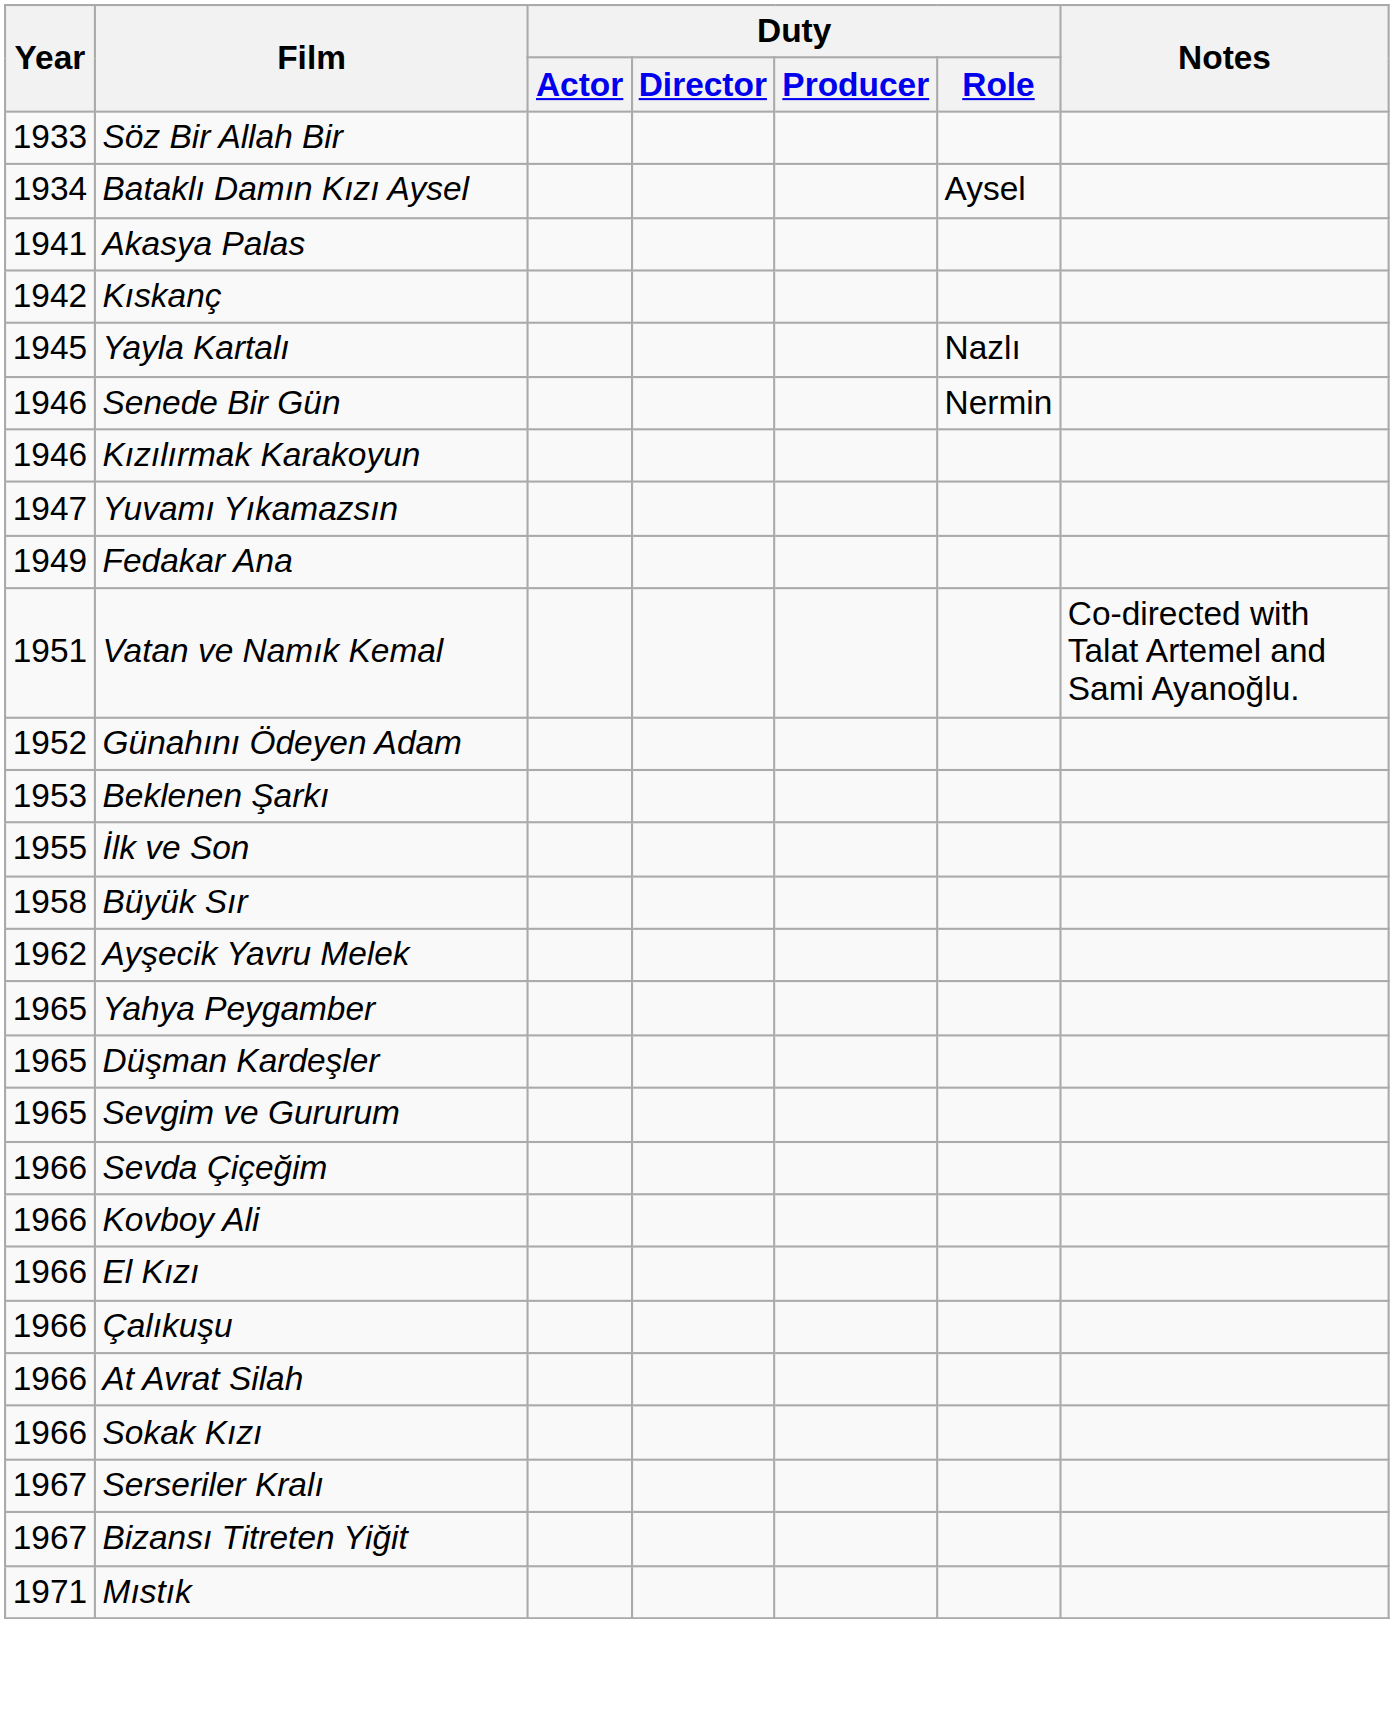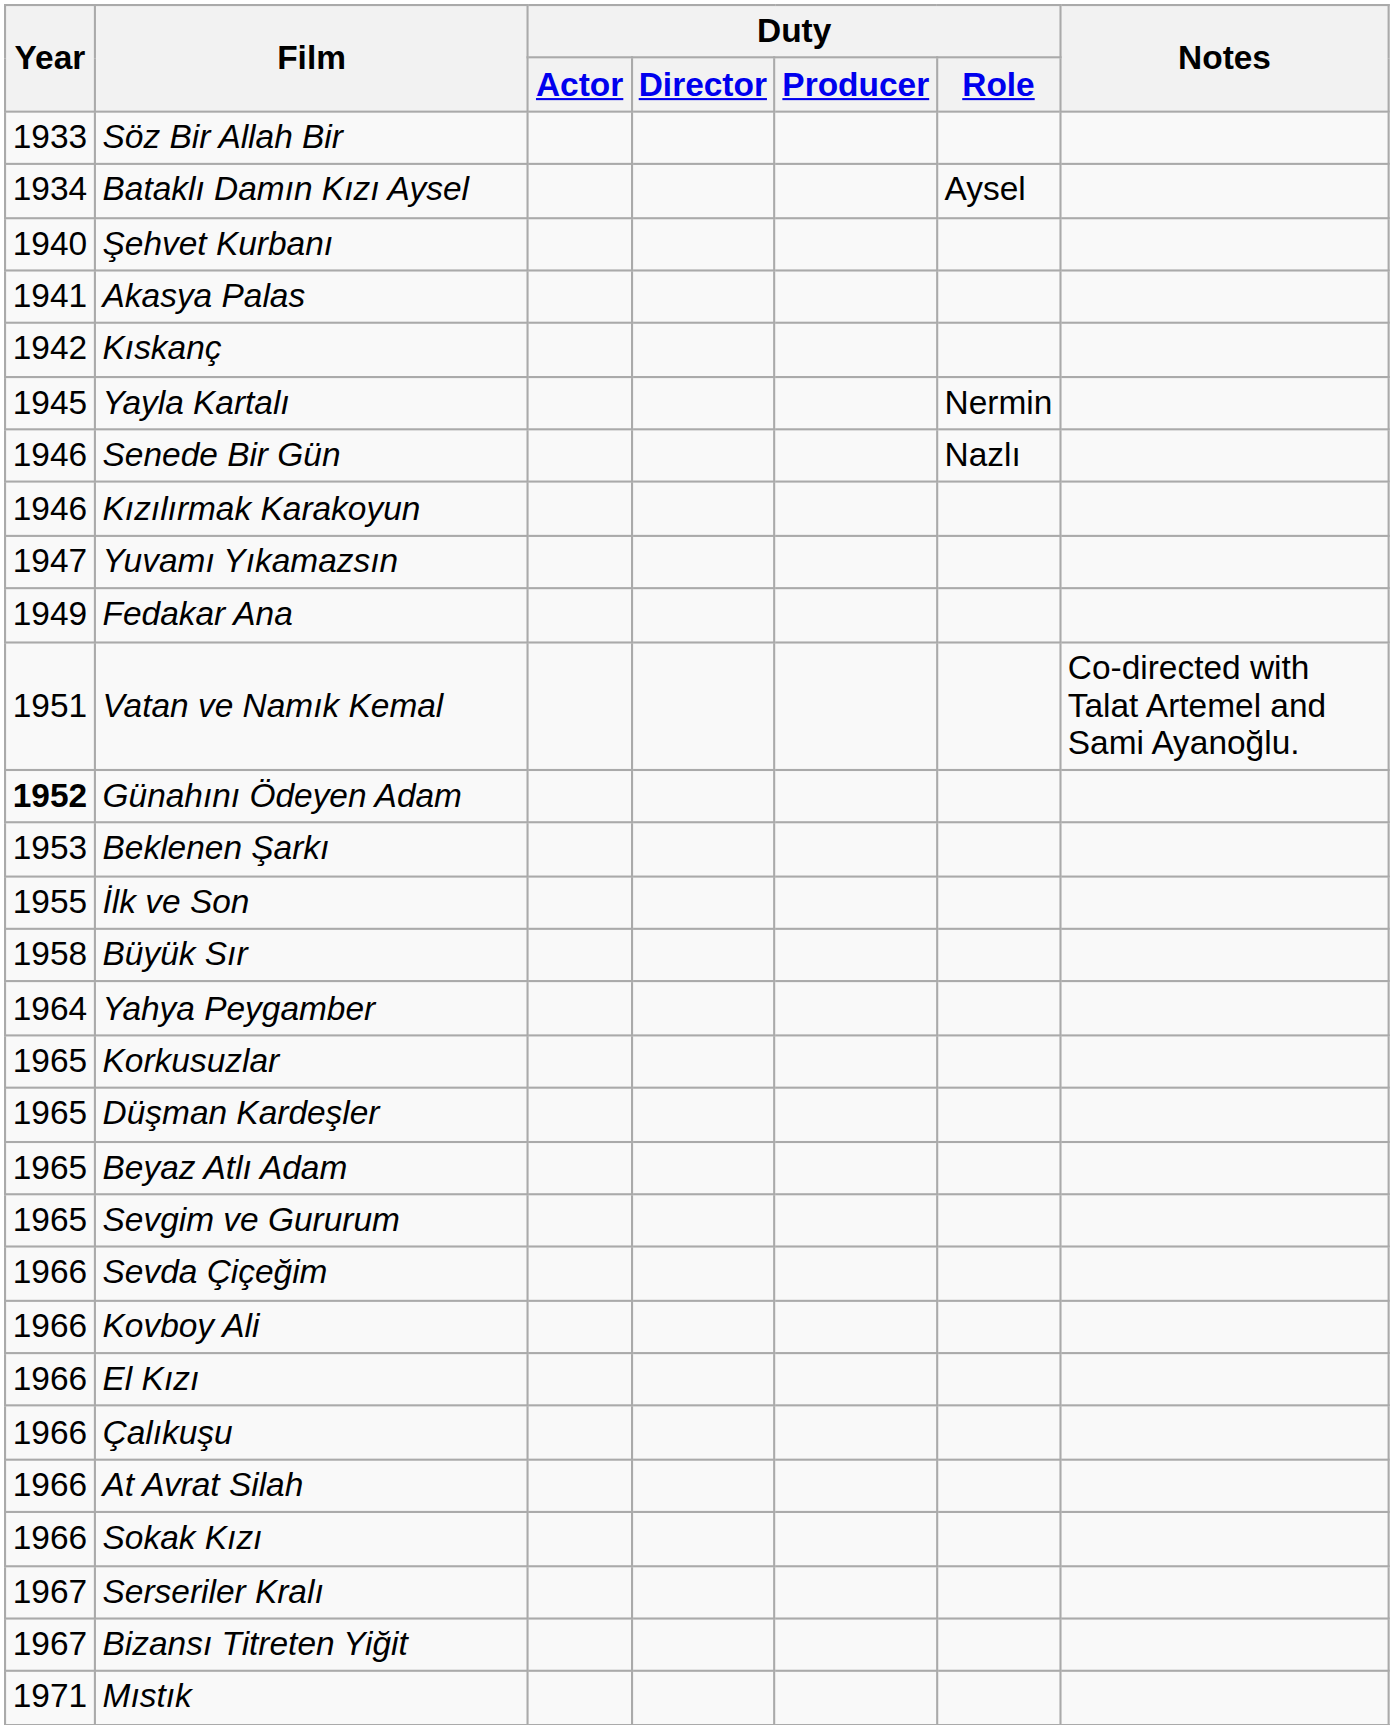+ row: (218, 243)
(983, 349) Nazlı -> (998, 402) Nermin
(998, 402) Nermin -> (983, 455) Nazlı
(50, 742) normal -> (50, 795) bold
- row: (256, 954)
(50, 1007) 1965 -> (50, 1007) 1964
+ row: (191, 1060)
+ row: (225, 1166)
